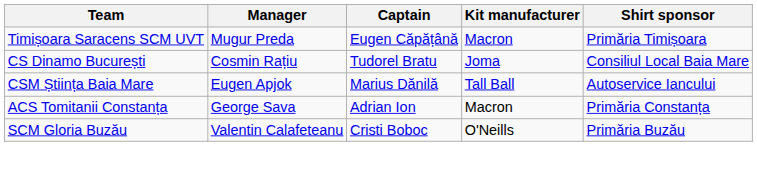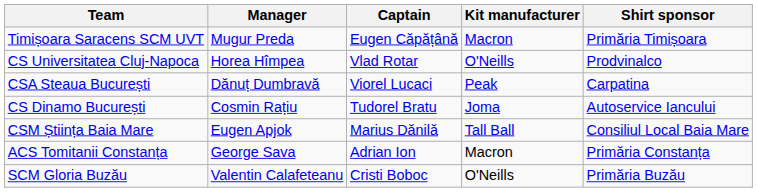+ row: (103, 61)
+ row: (79, 84)
(668, 61) Consiliul Local Baia Mare -> (651, 107) Autoservice Iancului
(651, 84) Autoservice Iancului -> (668, 130) Consiliul Local Baia Mare
